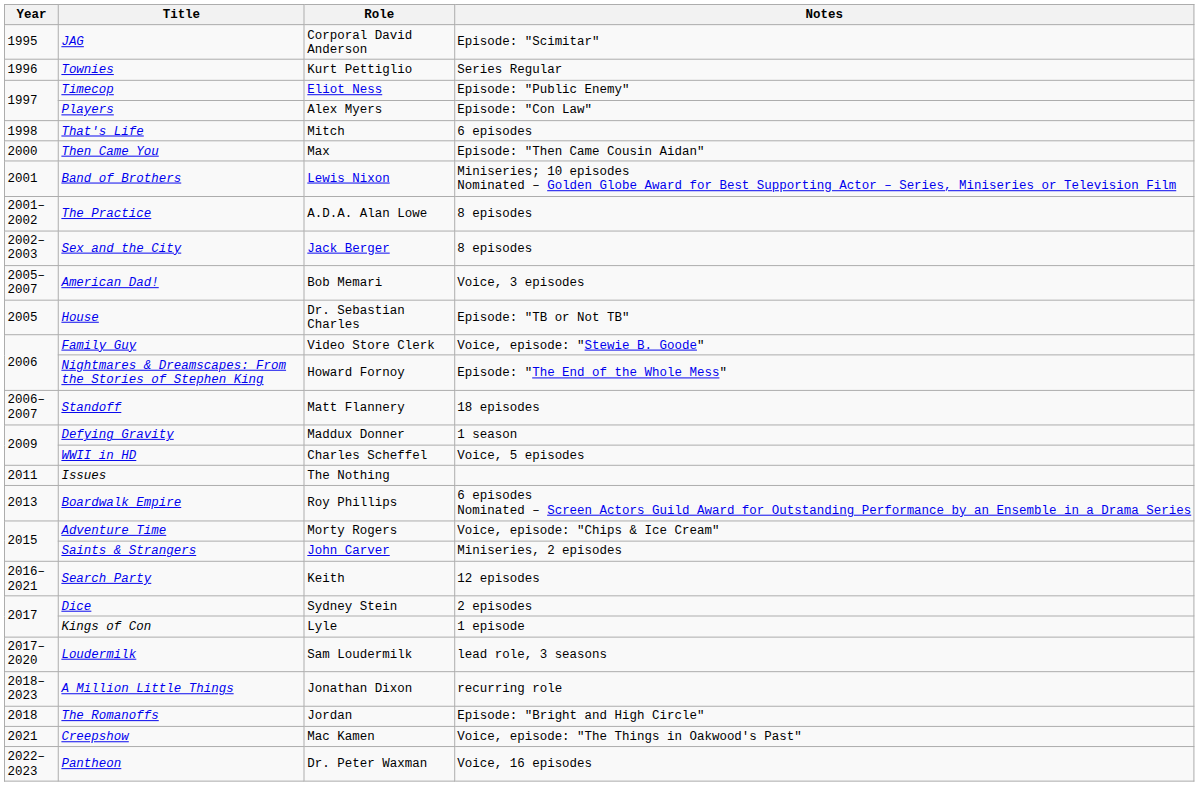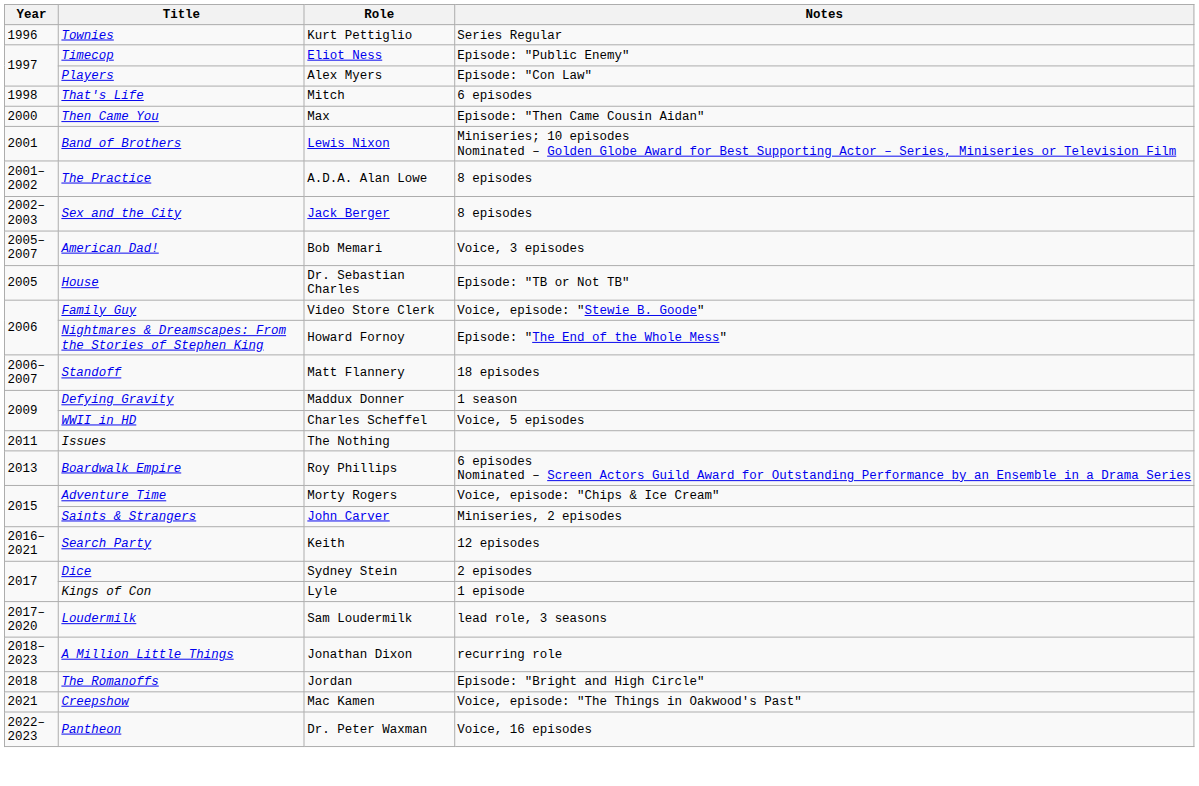- row: (73, 42)
